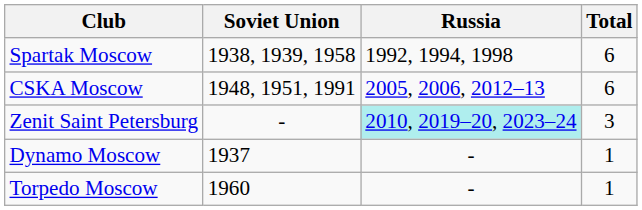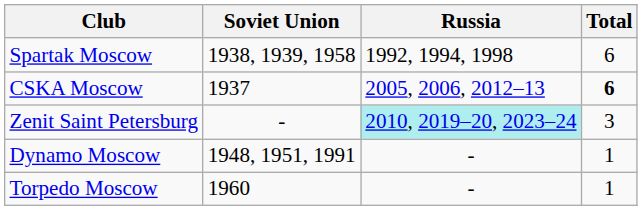(282, 88) 1948, 1951, 1991 -> (229, 88) 1937
(609, 88) normal -> (609, 88) bold
(229, 155) 1937 -> (282, 155) 1948, 1951, 1991
